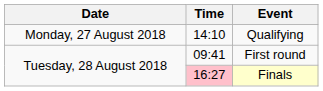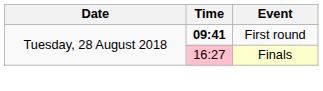- row: (275, 34)
(209, 55) normal -> (209, 34) bold
